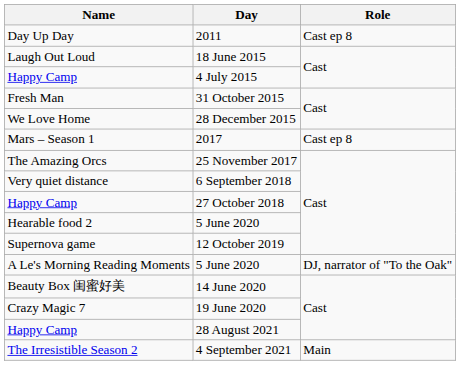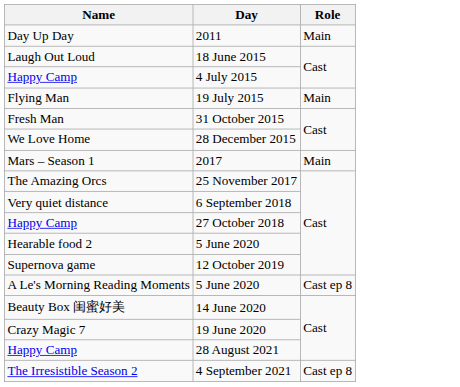(328, 35) Cast ep 8 -> (317, 35) Main
+ row: (38, 98)
(328, 139) Cast ep 8 -> (317, 160) Main
(378, 264) DJ, narrator of "To the Oak" -> (328, 285) Cast ep 8
(317, 350) Main -> (328, 371) Cast ep 8
